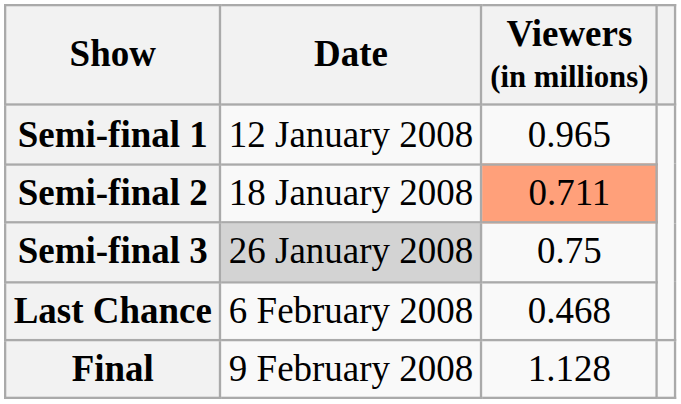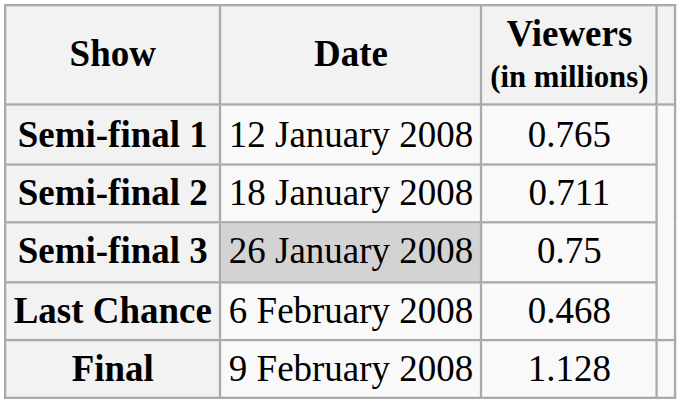(569, 134) 0.965 -> (569, 134) 0.765
(569, 192) lightsalmon background -> (569, 192) no background
